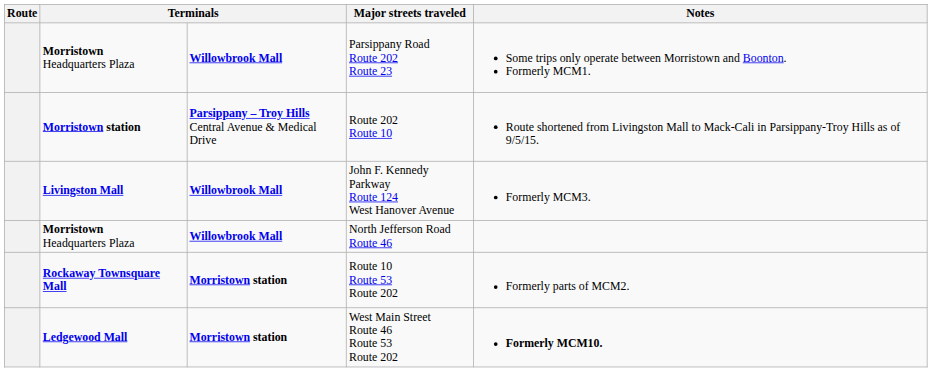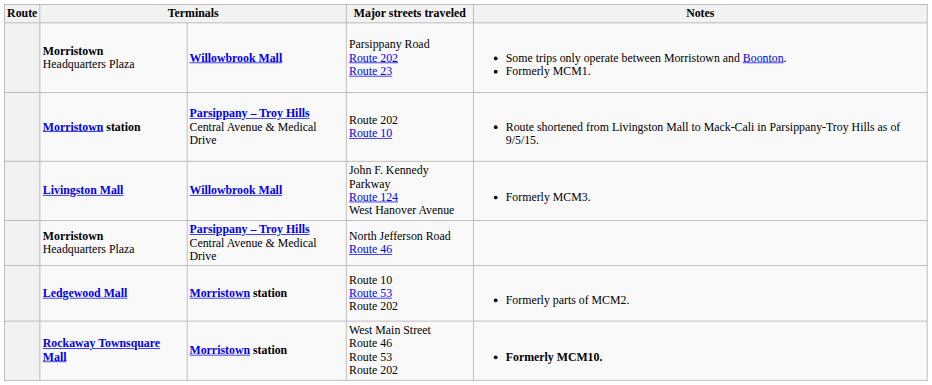(236, 236) Willowbrook Mall -> (253, 242) Parsippany – Troy Hills Central Avenue & Medical Drive
(101, 280) Rockaway Townsquare Mall -> (85, 293) Ledgewood Mall
(85, 337) Ledgewood Mall -> (101, 350) Rockaway Townsquare Mall
